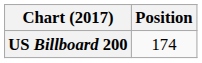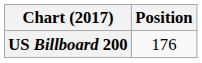(164, 44) 174 -> (164, 44) 176
